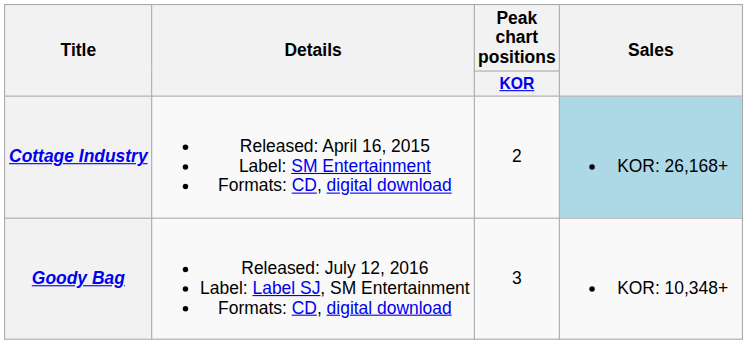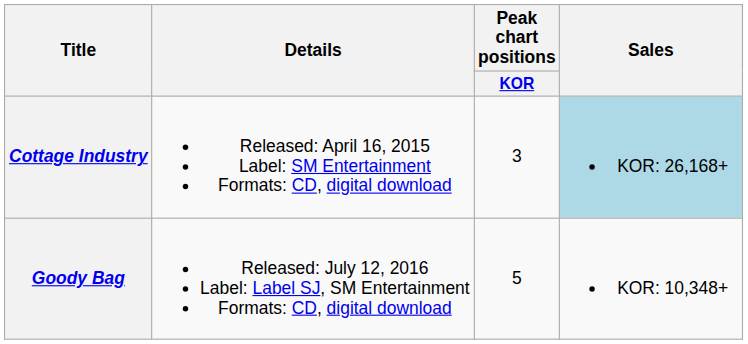(517, 156) 2 -> (517, 156) 3
(517, 278) 3 -> (517, 278) 5
